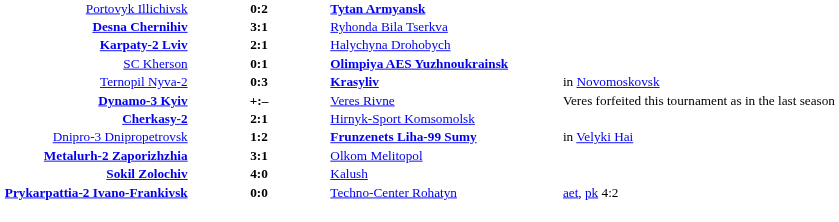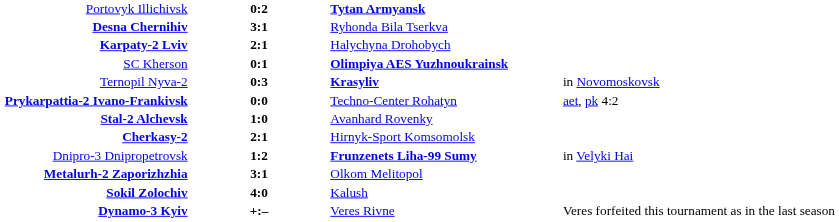rows swapped: (96, 192) <-> (143, 100)
+ row: (144, 118)
